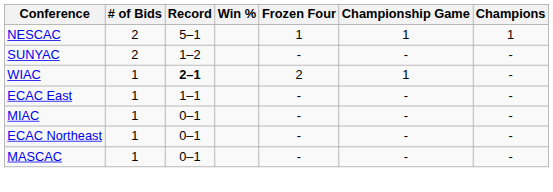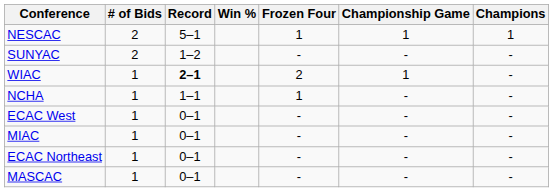+ row: (25, 95)
- row: (40, 95)
+ row: (41, 116)
